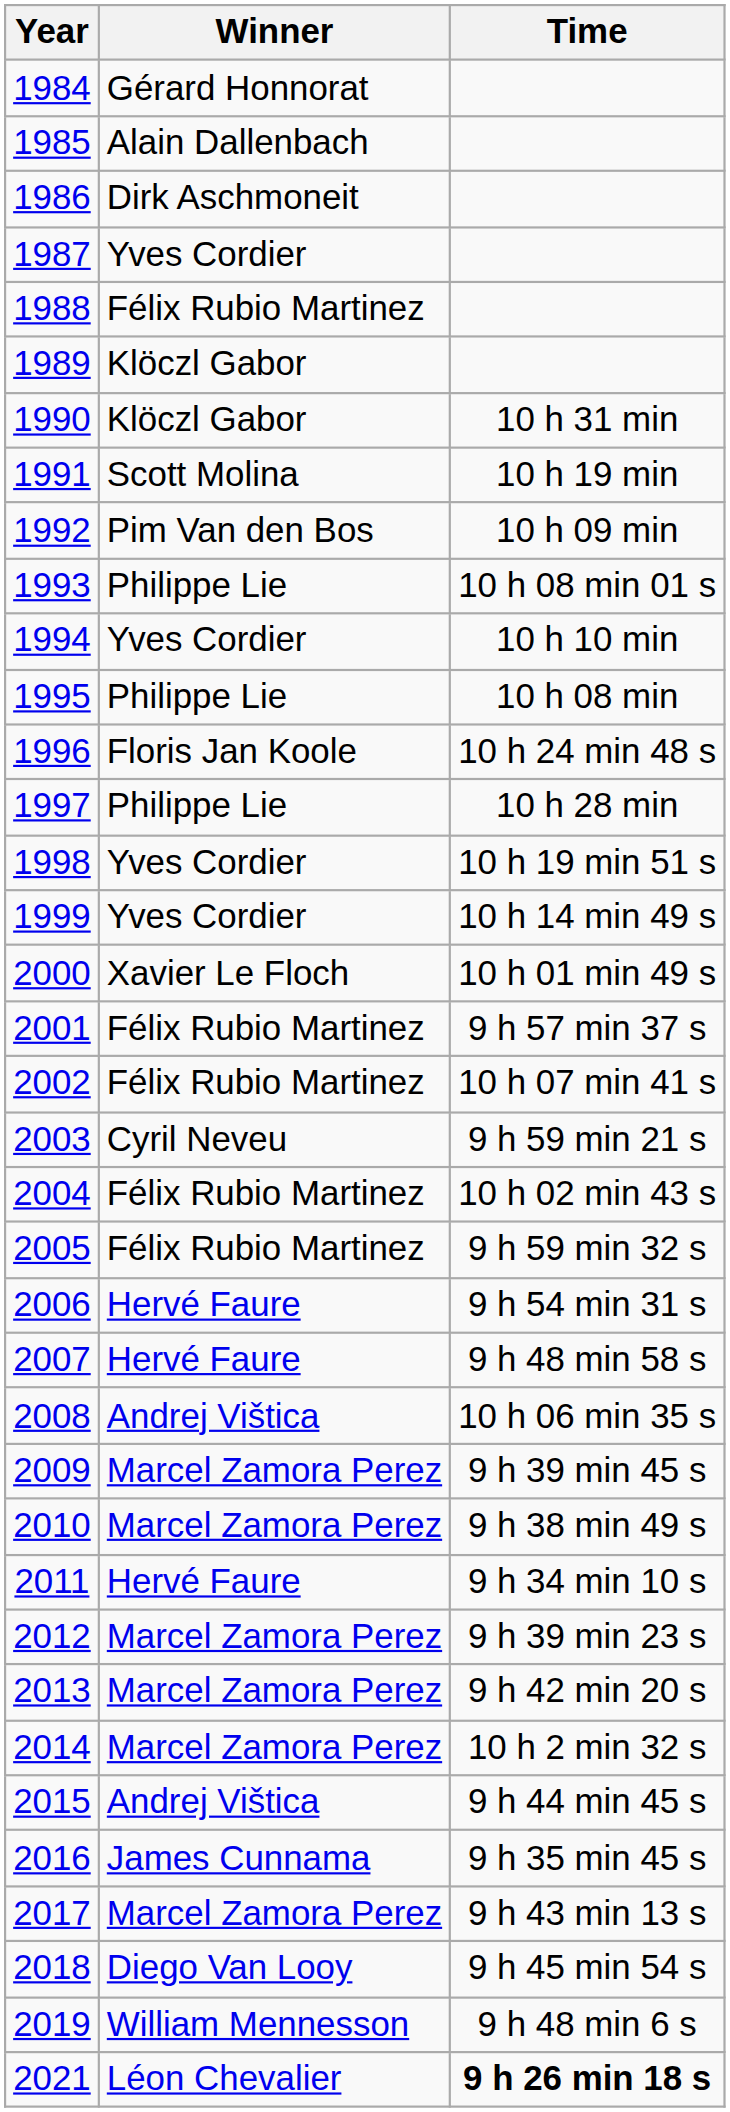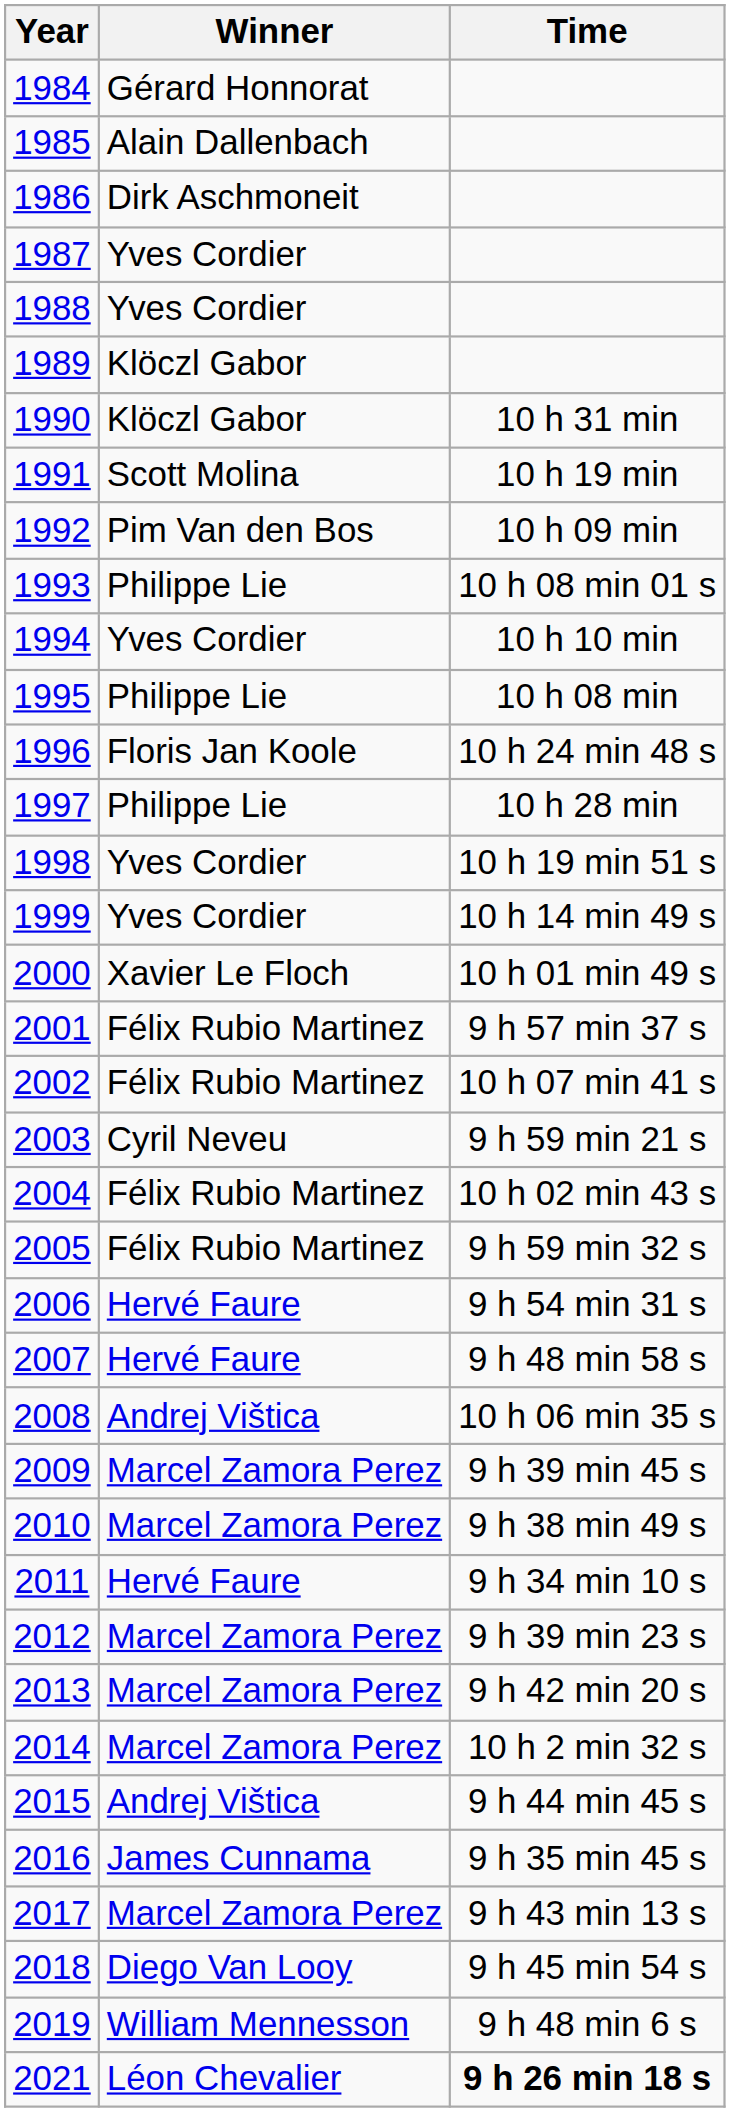(266, 308) Félix Rubio Martinez -> (207, 308) Yves Cordier
